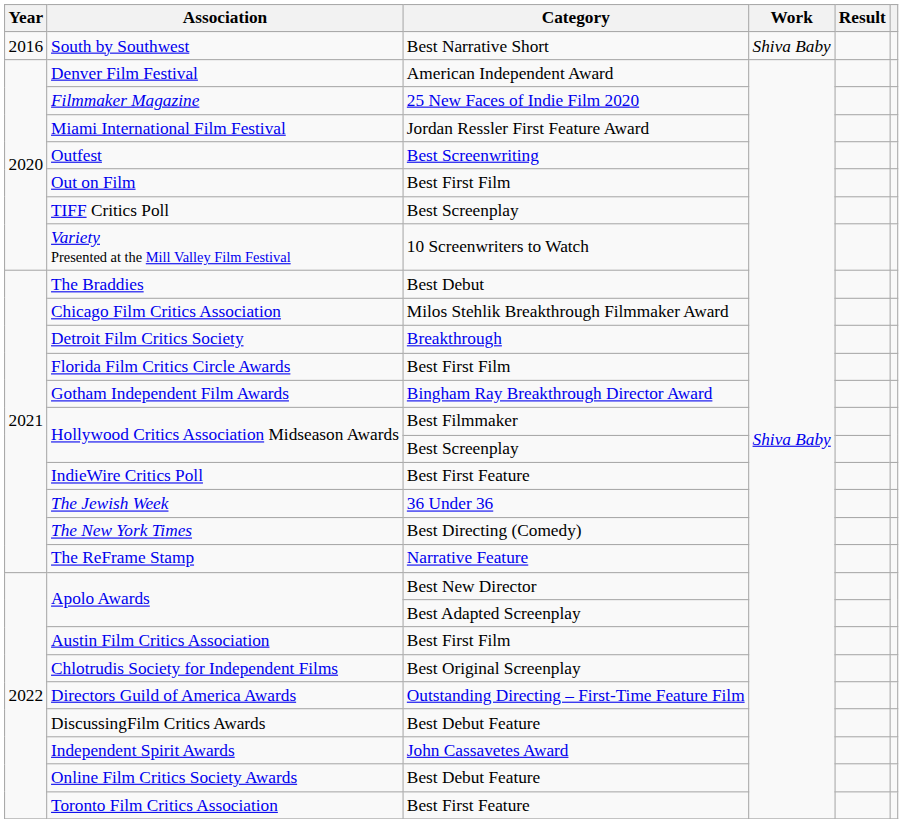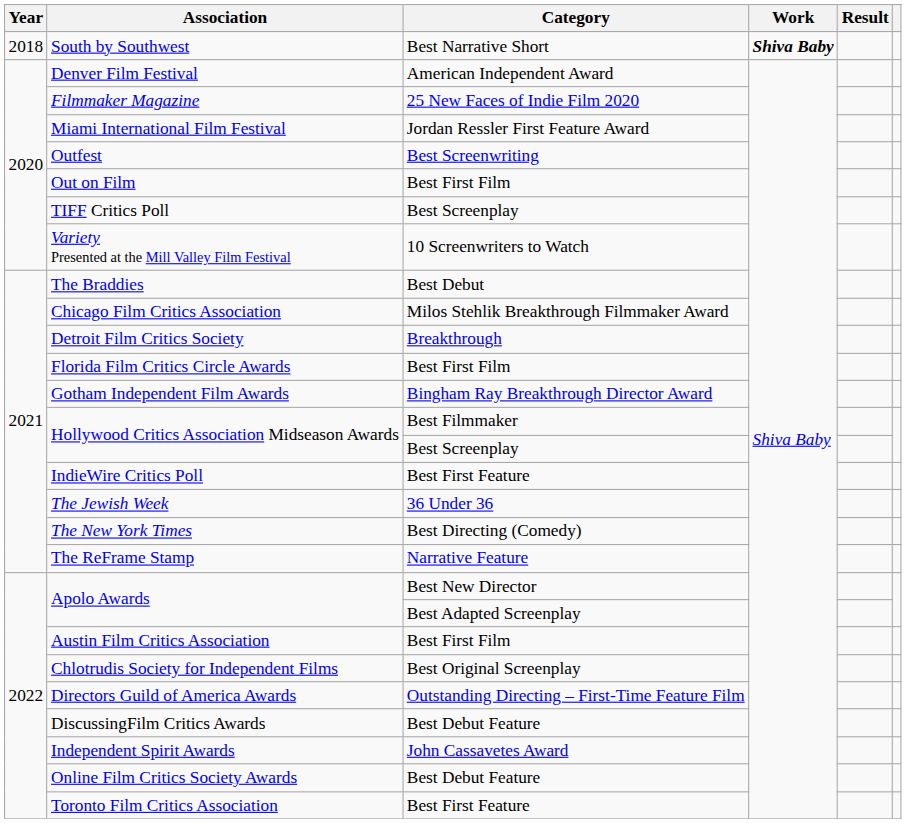(26, 45) 2016 -> (26, 45) 2018
(792, 45) normal -> (793, 45) bold
